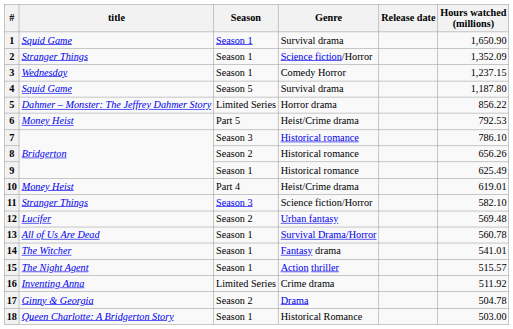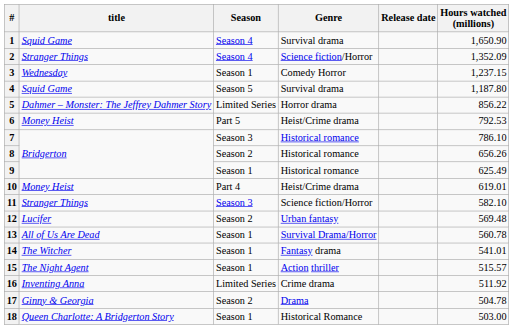(234, 40) Season 1 -> (234, 40) Season 4
(234, 56) Season 1 -> (234, 56) Season 4
